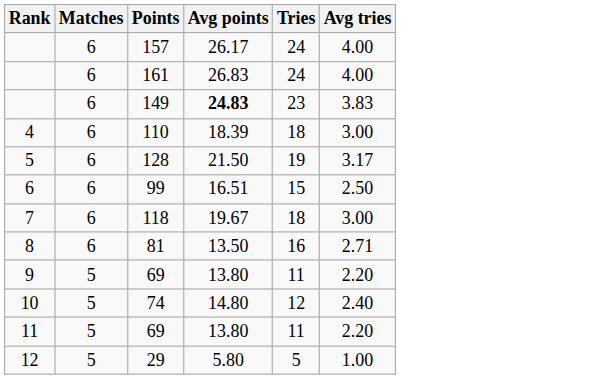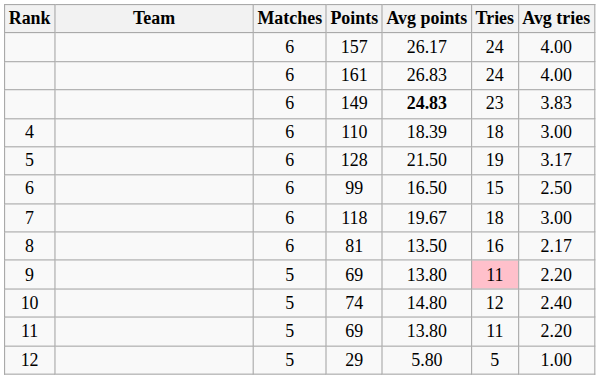+ column: (154, 18)
(228, 189) 16.51 -> (427, 189) 16.50
(358, 246) 2.71 -> (556, 246) 2.17
(296, 274) no background -> (495, 274) pink background
